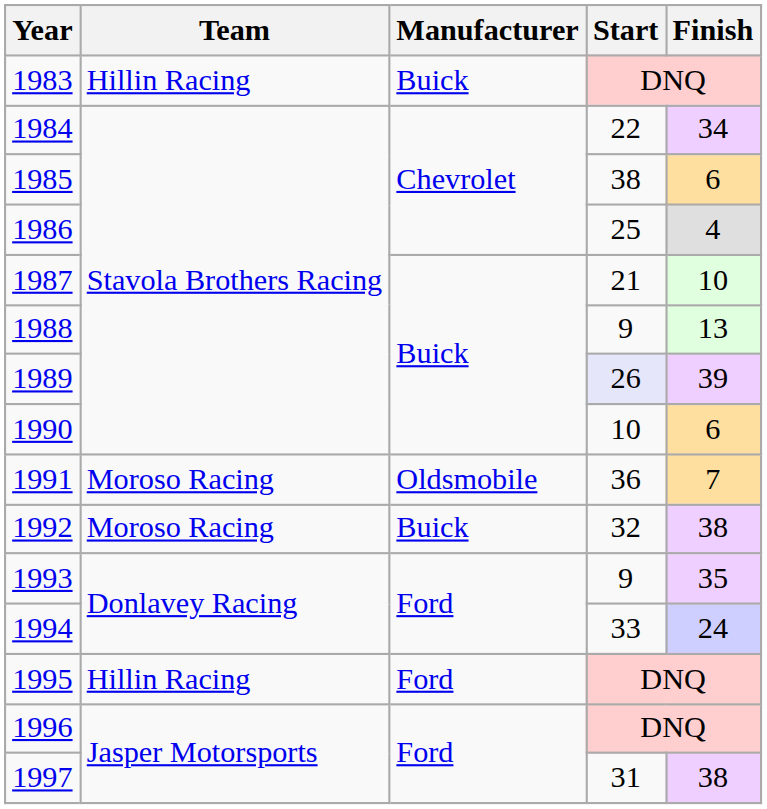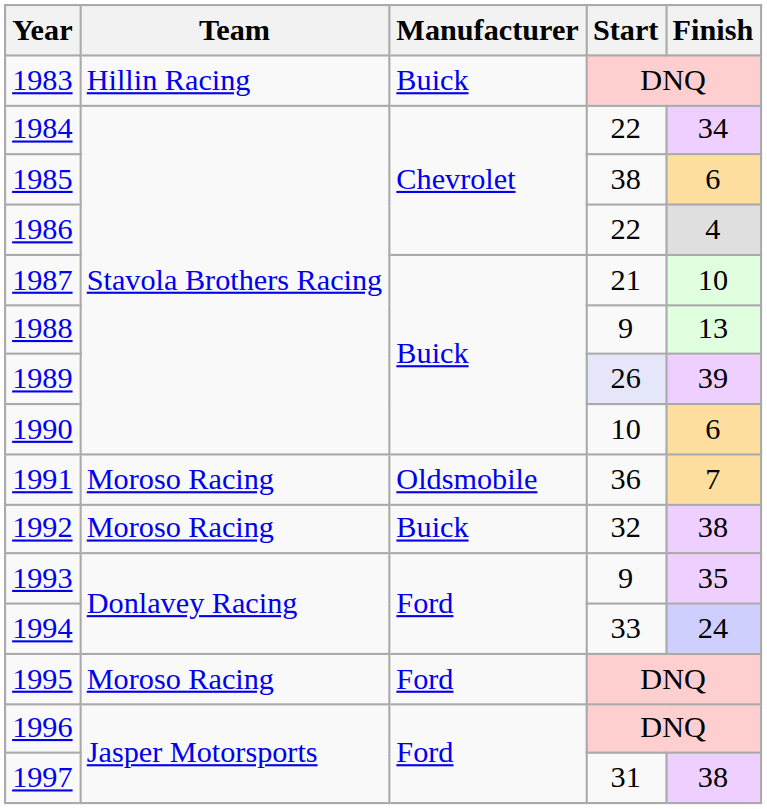(626, 229) 25 -> (626, 229) 22
(169, 678) Hillin Racing -> (180, 678) Moroso Racing
